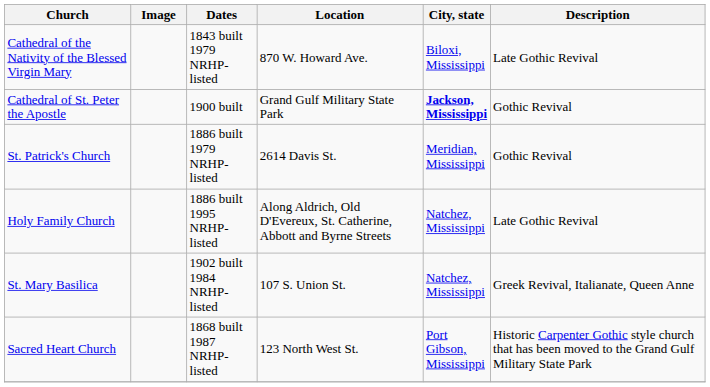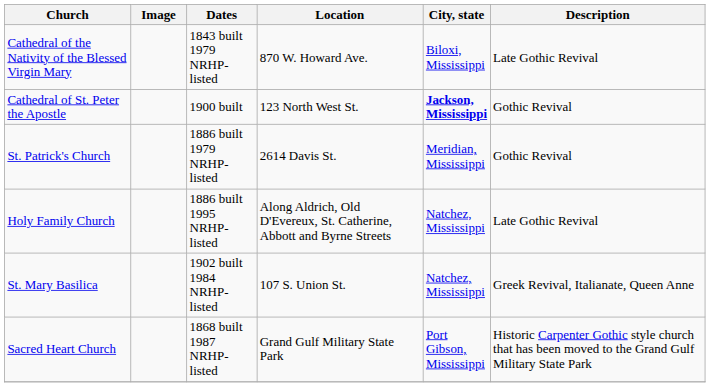(327, 106) Grand Gulf Military State Park -> (309, 106) 123 North West St.
(309, 349) 123 North West St. -> (327, 349) Grand Gulf Military State Park
